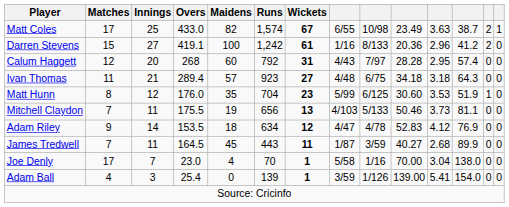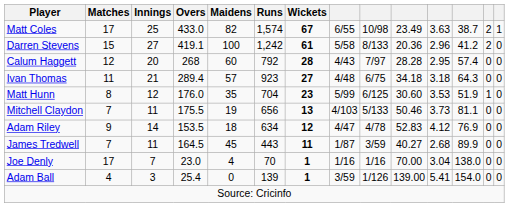(345, 45) 1/16 -> (345, 45) 5/58
(307, 62) 31 -> (307, 62) 28
(345, 161) 5/58 -> (345, 161) 1/16
